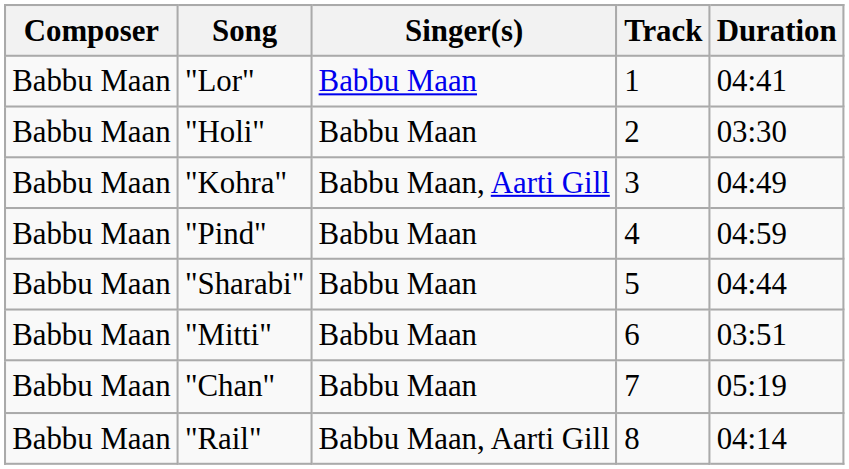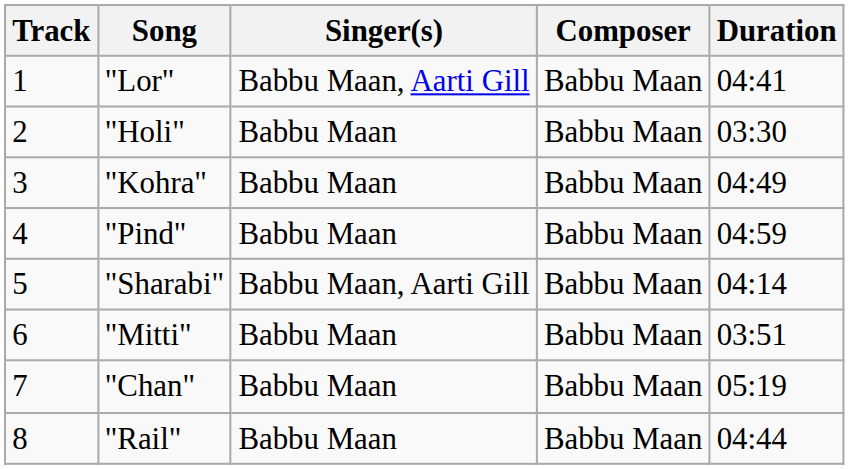columns swapped: (663, 30) <-> (91, 30)
(398, 81) Babbu Maan -> (384, 81) Babbu Maan, Aarti Gill
(464, 182) Babbu Maan, Aarti Gill -> (318, 182) Babbu Maan
(398, 284) Babbu Maan -> (384, 284) Babbu Maan, Aarti Gill
(752, 284) 04:44 -> (752, 284) 04:14
(464, 437) Babbu Maan, Aarti Gill -> (318, 437) Babbu Maan
(752, 437) 04:14 -> (752, 437) 04:44
